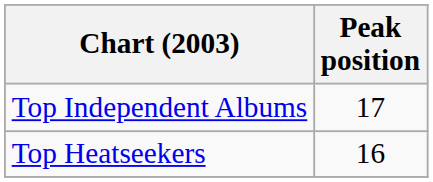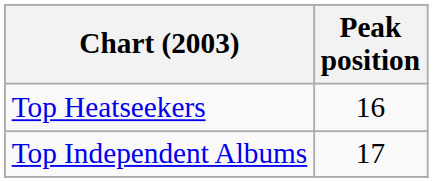rows swapped: (109, 153) <-> (159, 107)
